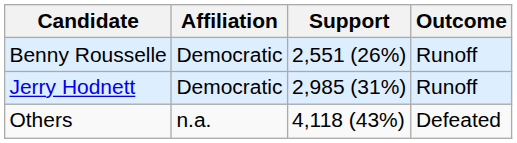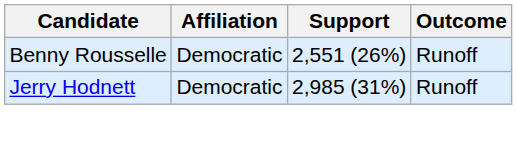- row: (41, 120)
